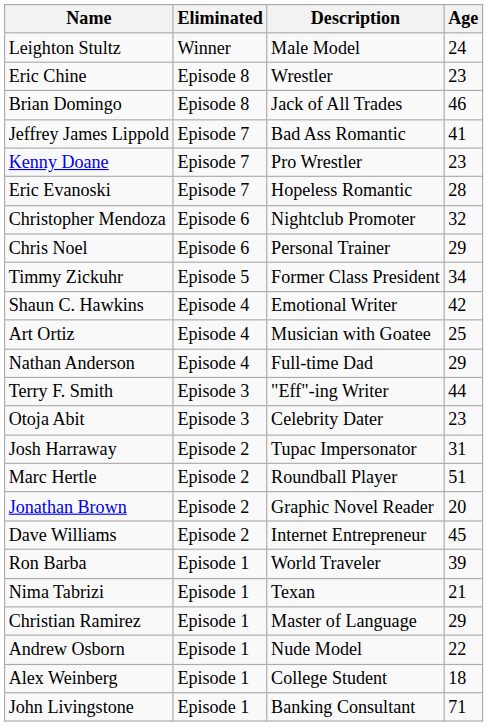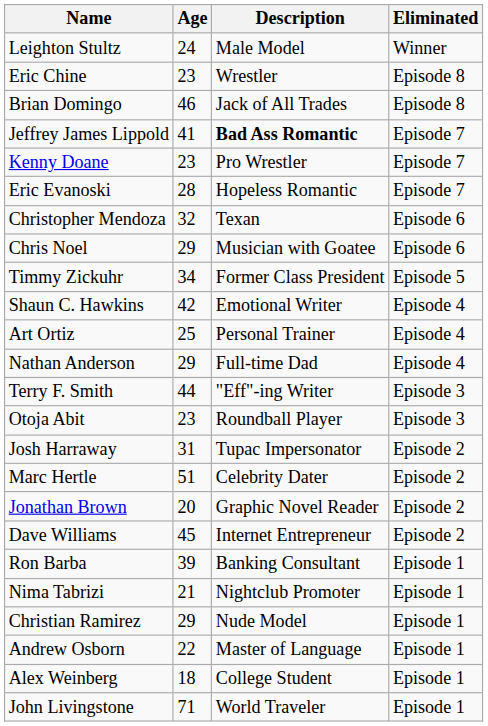columns swapped: (463, 18) <-> (220, 18)
(338, 133) normal -> (287, 133) bold
(343, 219) Nightclub Promoter -> (238, 219) Texan
(331, 248) Personal Trainer -> (296, 248) Musician with Goatee
(351, 334) Musician with Goatee -> (275, 334) Personal Trainer
(327, 420) Celebrity Dater -> (279, 420) Roundball Player
(334, 477) Roundball Player -> (272, 477) Celebrity Dater
(326, 563) World Traveler -> (288, 563) Banking Consultant
(293, 592) Texan -> (288, 592) Nightclub Promoter
(344, 620) Master of Language -> (261, 620) Nude Model
(317, 649) Nude Model -> (289, 649) Master of Language
(343, 707) Banking Consultant -> (271, 707) World Traveler
